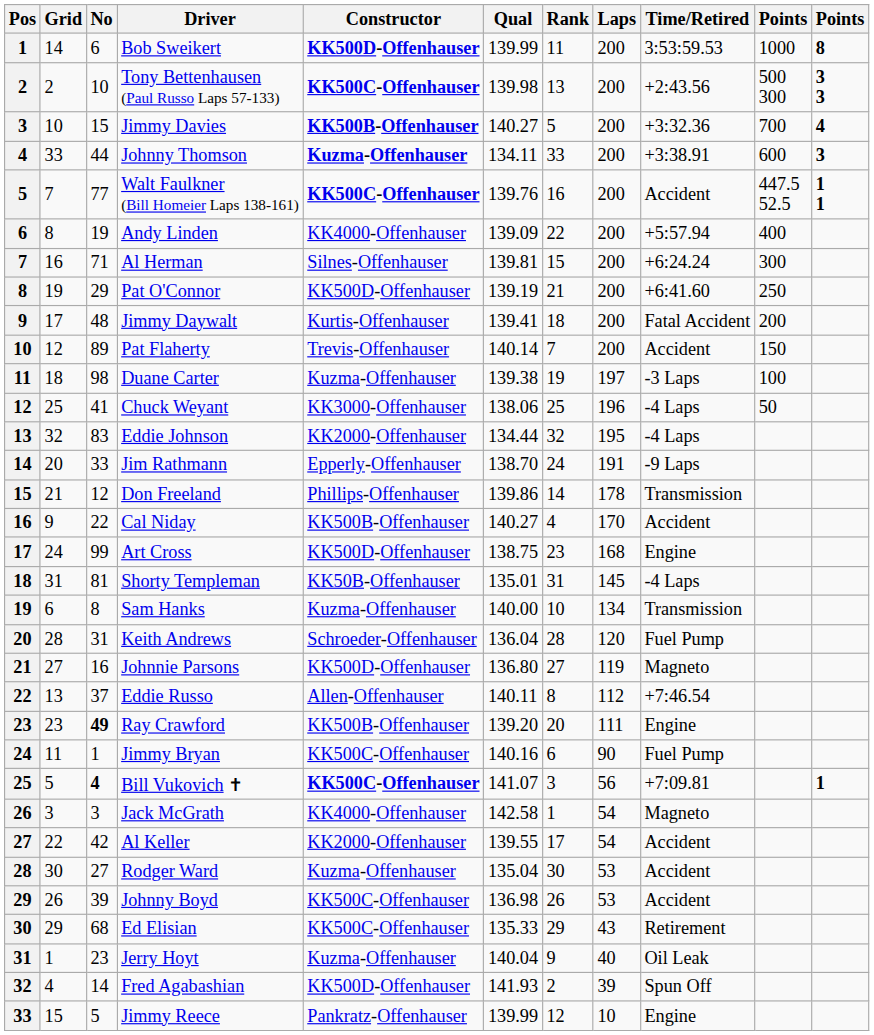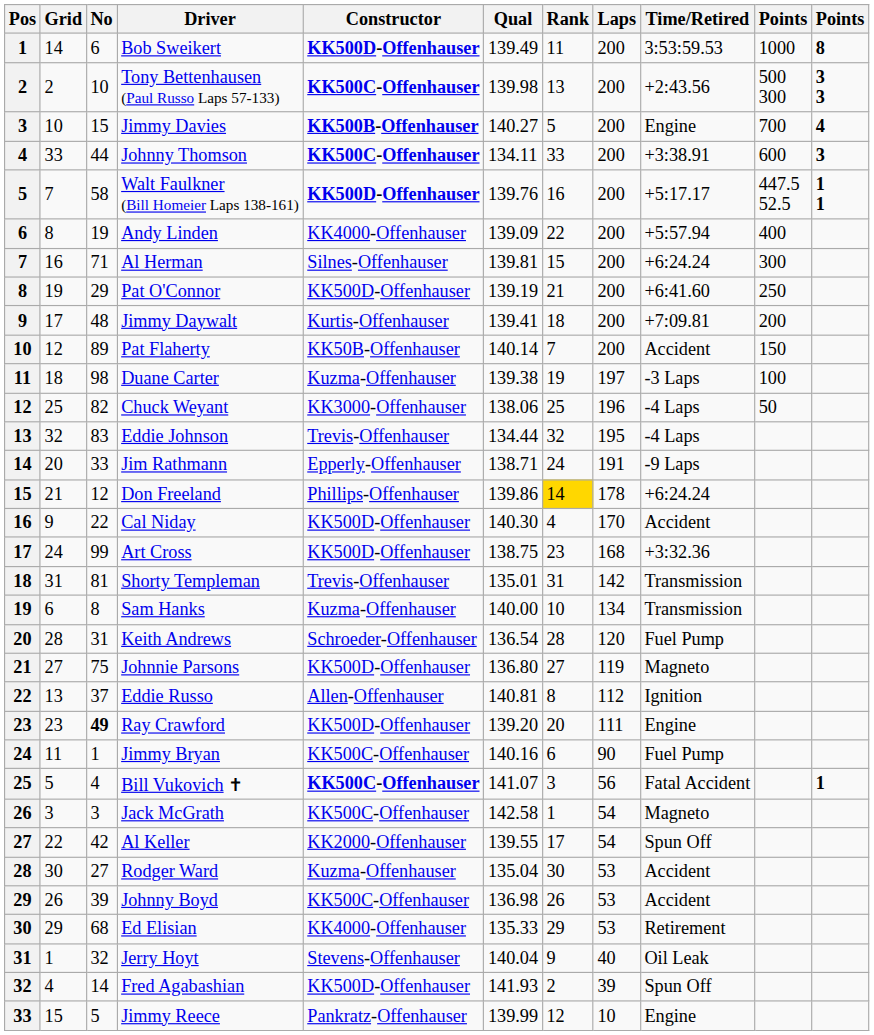(513, 47) 139.99 -> (513, 47) 139.49
(677, 126) +3:32.36 -> (670, 126) Engine
(387, 155) Kuzma-Offenhauser -> (393, 155) KK500C-Offenhauser
(100, 194) 77 -> (100, 194) 58
(393, 194) KK500C-Offenhauser -> (393, 194) KK500D-Offenhauser
(677, 194) Accident -> (677, 194) +5:17.17
(697, 320) Fatal Accident -> (677, 320) +7:09.81
(378, 349) Trevis-Offenhauser -> (384, 349) KK50B-Offenhauser
(100, 407) 41 -> (100, 407) 82
(387, 436) KK2000-Offenhauser -> (378, 436) Trevis-Offenhauser
(513, 464) 138.70 -> (513, 464) 138.71
(556, 493) no background -> (556, 493) gold background
(693, 493) Transmission -> (677, 493) +6:24.24
(388, 522) KK500B-Offenhauser -> (389, 522) KK500D-Offenhauser
(513, 522) 140.27 -> (513, 522) 140.30
(670, 551) Engine -> (677, 551) +3:32.36
(384, 580) KK50B-Offenhauser -> (378, 580) Trevis-Offenhauser
(611, 580) 145 -> (611, 580) 142
(672, 580) -4 Laps -> (693, 580) Transmission
(513, 638) 136.04 -> (513, 638) 136.54
(100, 667) 16 -> (100, 667) 75
(513, 696) 140.11 -> (513, 696) 140.81
(677, 696) +7:46.54 -> (673, 696) Ignition
(388, 725) KK500B-Offenhauser -> (389, 725) KK500D-Offenhauser
(95, 783) bold -> (95, 783) normal
(677, 783) +7:09.81 -> (697, 783) Fatal Accident
(387, 813) KK4000-Offenhauser -> (388, 813) KK500C-Offenhauser
(677, 842) Accident -> (678, 842) Spun Off
(388, 928) KK500C-Offenhauser -> (387, 928) KK4000-Offenhauser
(607, 928) 43 -> (607, 928) 53
(100, 957) 23 -> (100, 957) 32
(382, 957) Kuzma-Offenhauser -> (384, 957) Stevens-Offenhauser
